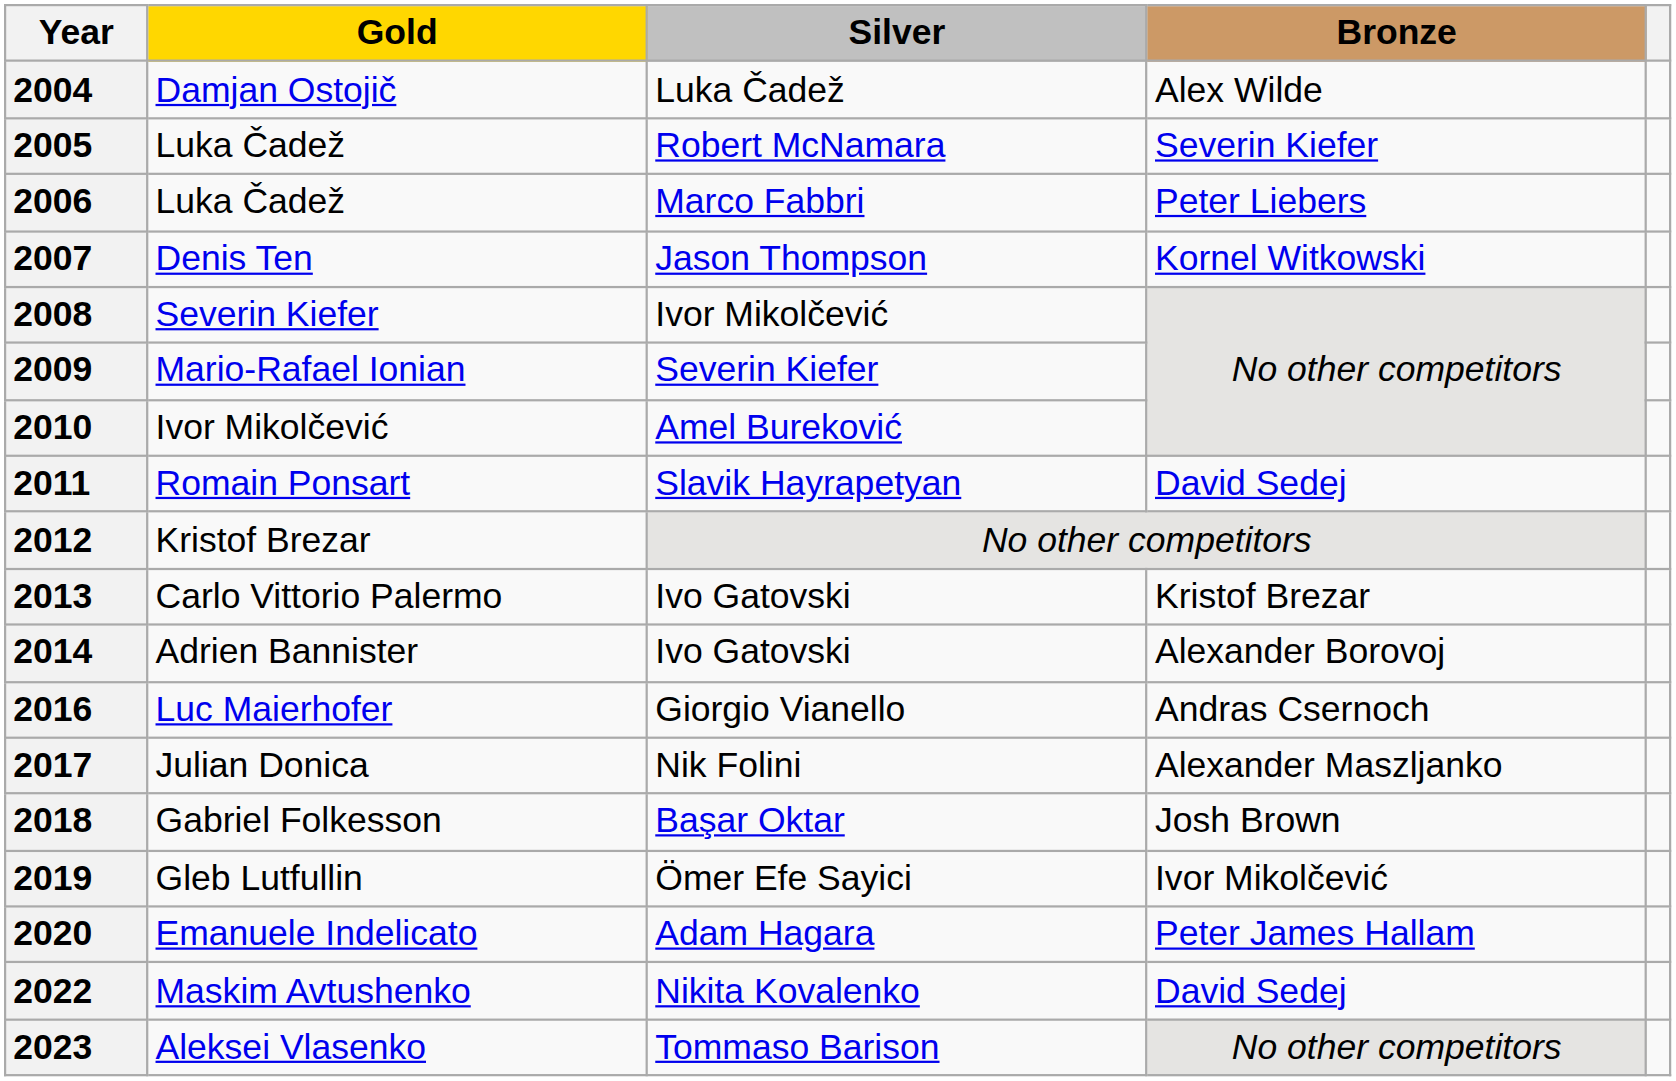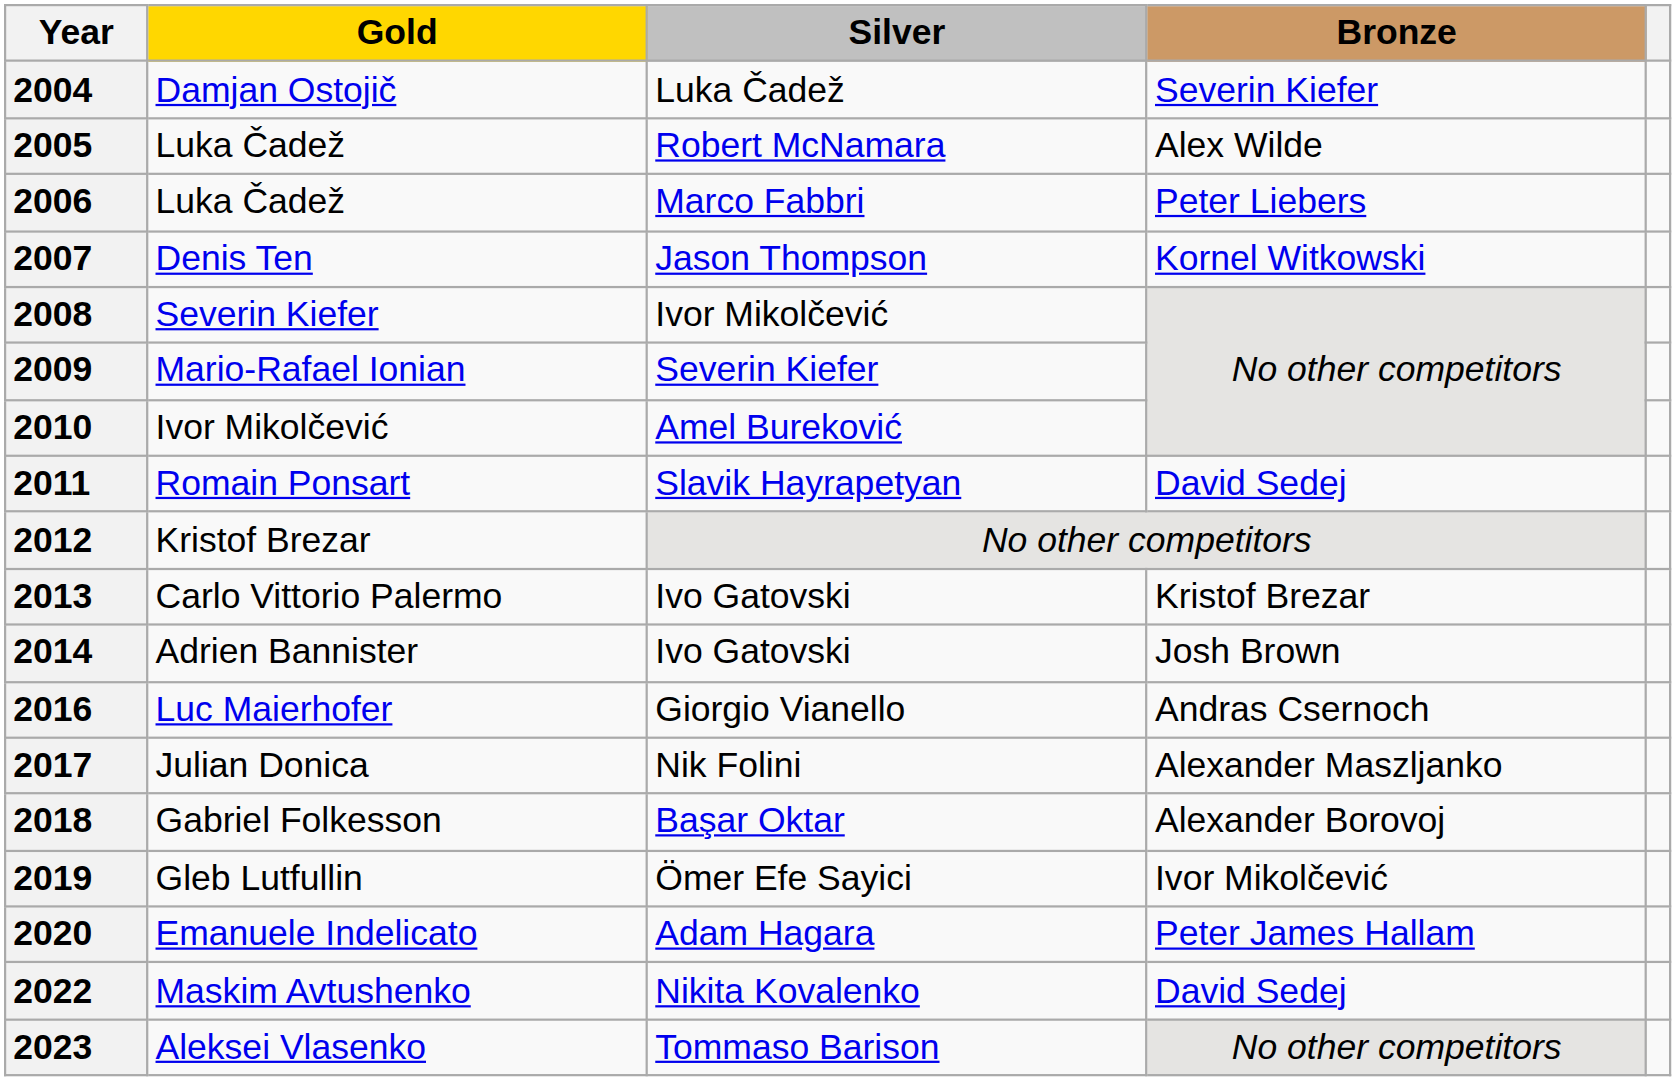(1239, 88) Alex Wilde -> (1267, 88) Severin Kiefer
(1267, 145) Severin Kiefer -> (1239, 145) Alex Wilde
(1300, 652) Alexander Borovoj -> (1248, 652) Josh Brown
(1248, 821) Josh Brown -> (1300, 821) Alexander Borovoj
